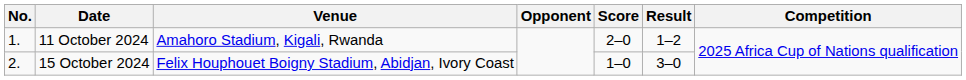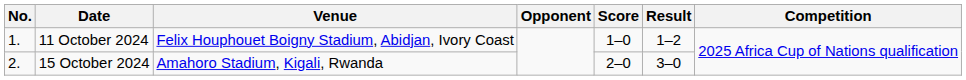(270, 39) Amahoro Stadium, Kigali, Rwanda -> (335, 39) Felix Houphouet Boigny Stadium, Abidjan, Ivory Coast
(618, 39) 2–0 -> (618, 39) 1–0
(335, 63) Felix Houphouet Boigny Stadium, Abidjan, Ivory Coast -> (270, 63) Amahoro Stadium, Kigali, Rwanda
(618, 63) 1–0 -> (618, 63) 2–0
